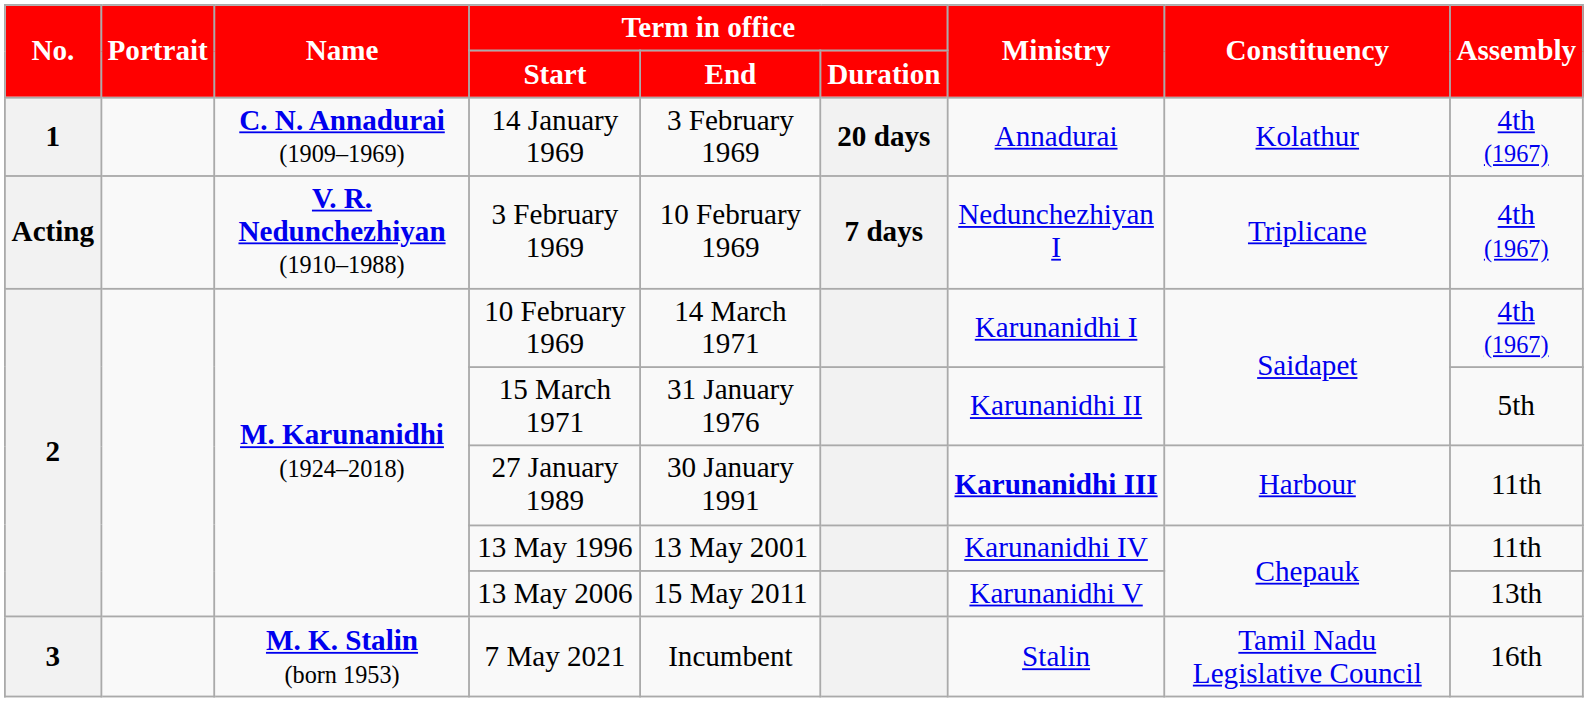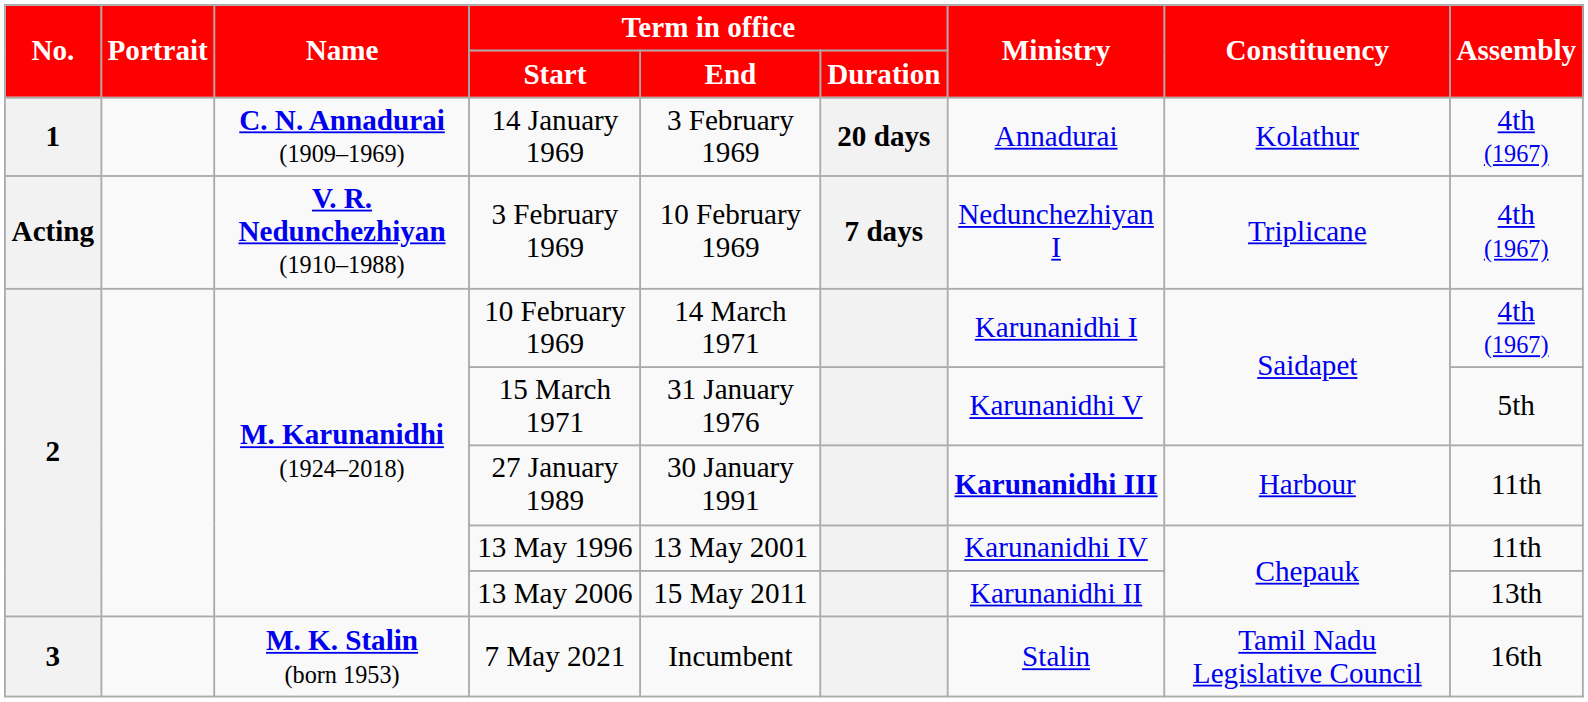(1056, 405) Karunanidhi II -> (1056, 405) Karunanidhi V
(1056, 593) Karunanidhi V -> (1056, 593) Karunanidhi II
